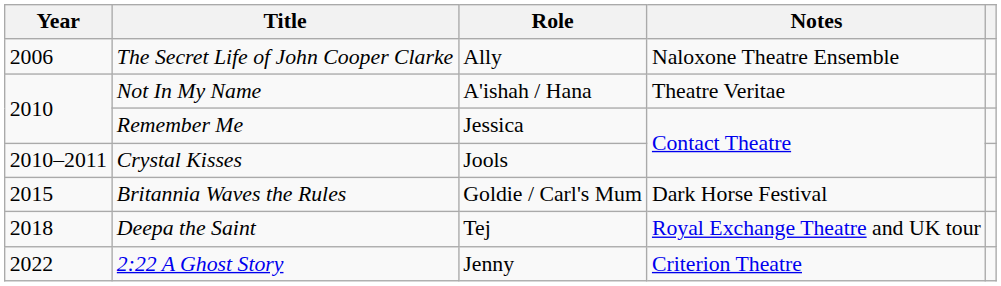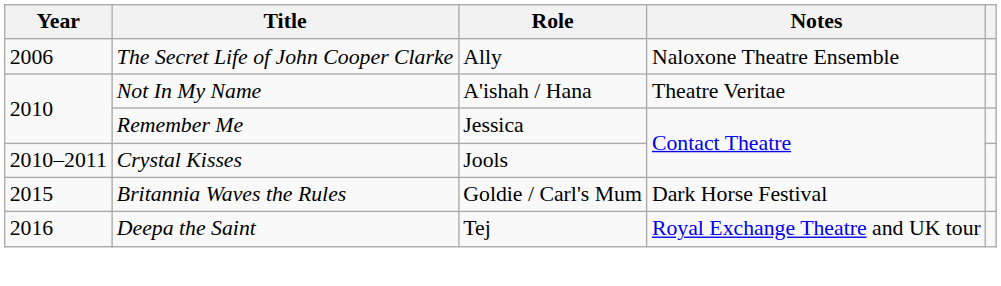(31, 228) 2018 -> (31, 228) 2016
- row: (200, 263)
